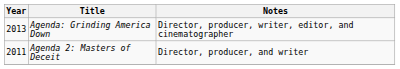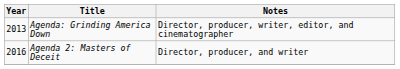(16, 53) 2011 -> (16, 53) 2016
